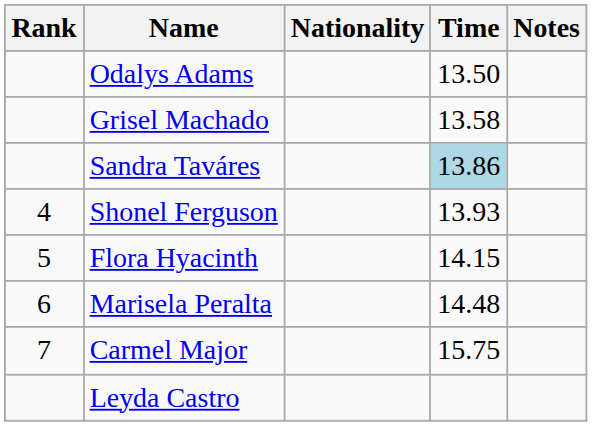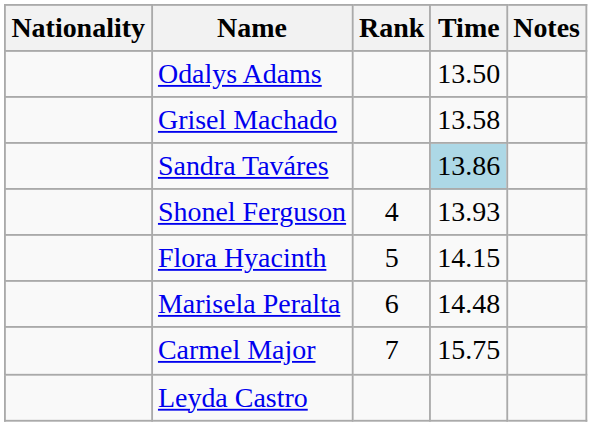columns swapped: (44, 27) <-> (358, 27)
